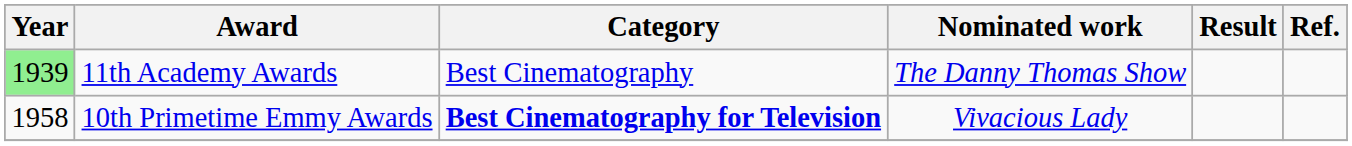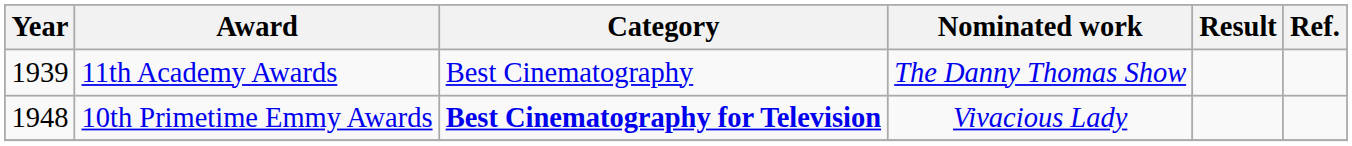(40, 72) lightgreen background -> (40, 72) no background
(40, 117) 1958 -> (40, 117) 1948
